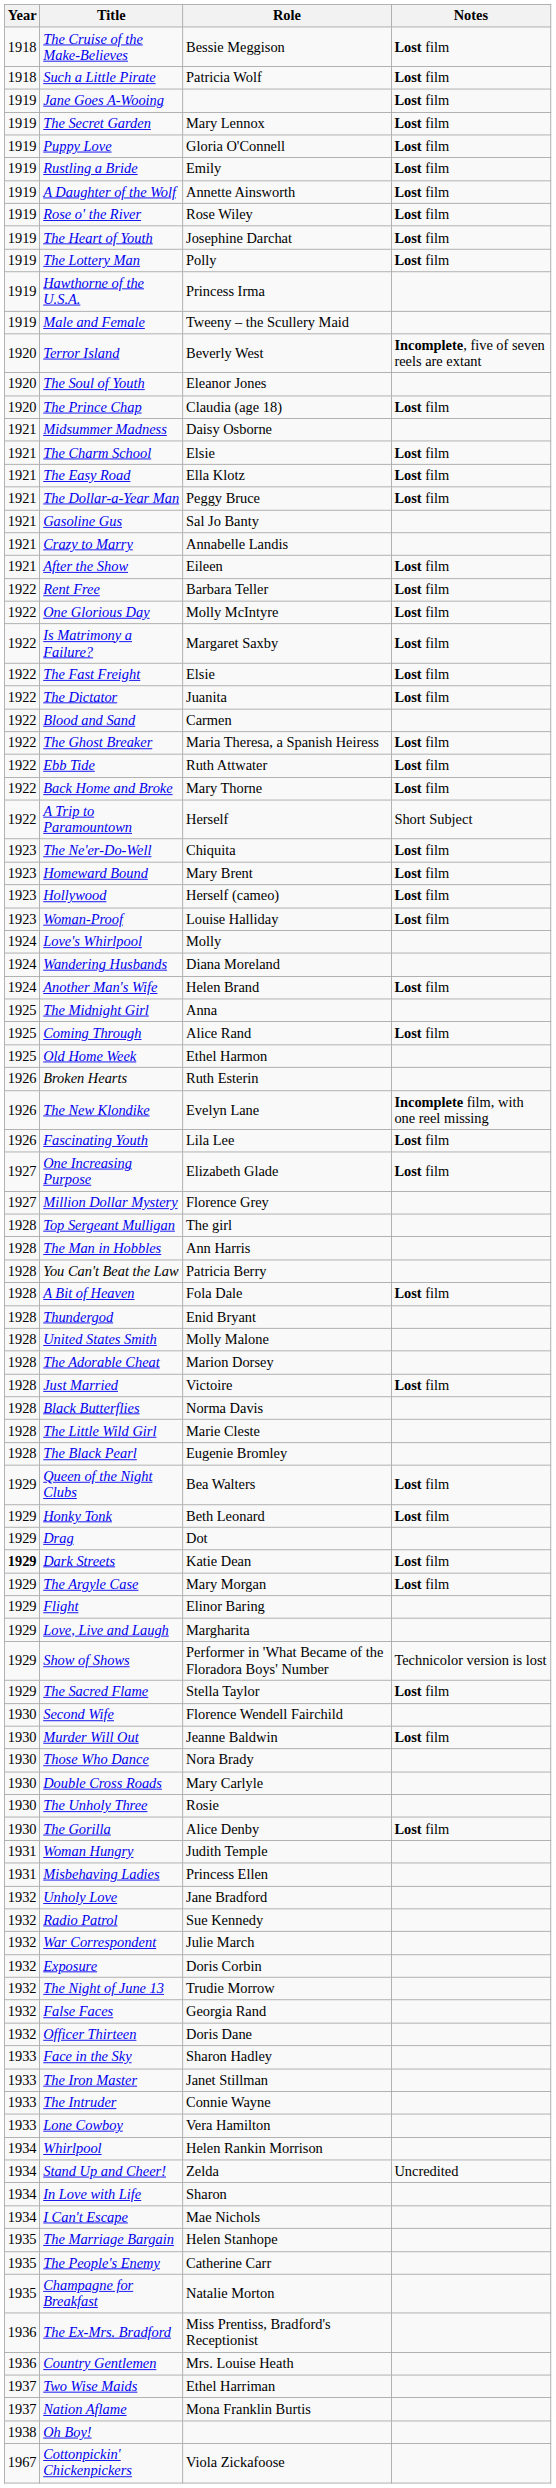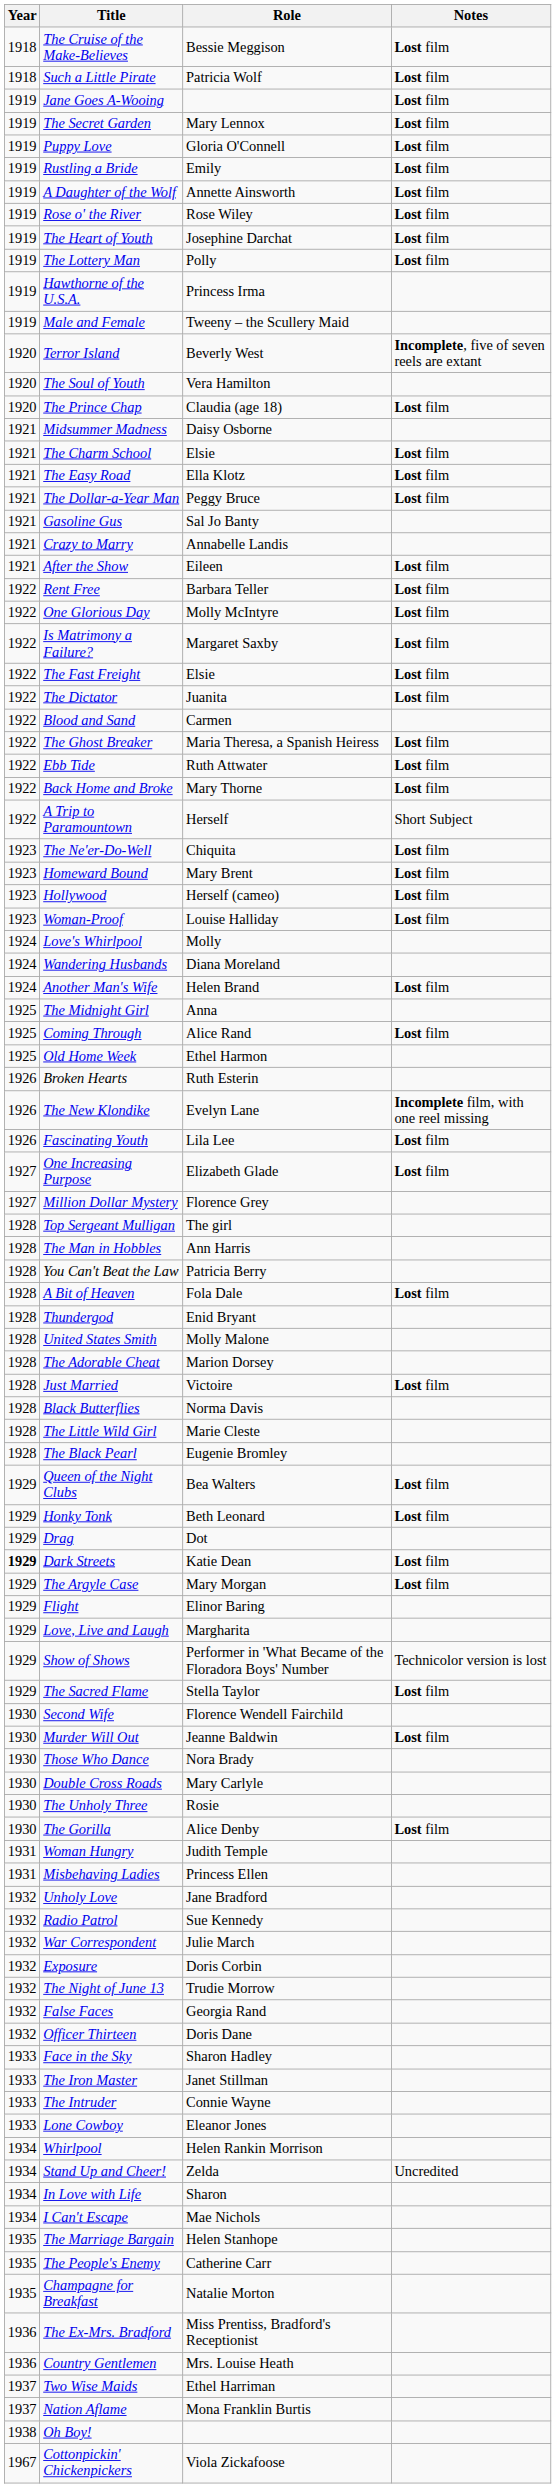(226, 384) Eleanor Jones -> (228, 384) Vera Hamilton
(228, 2125) Vera Hamilton -> (226, 2125) Eleanor Jones
